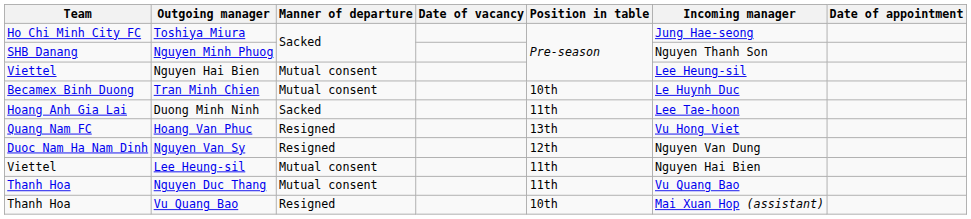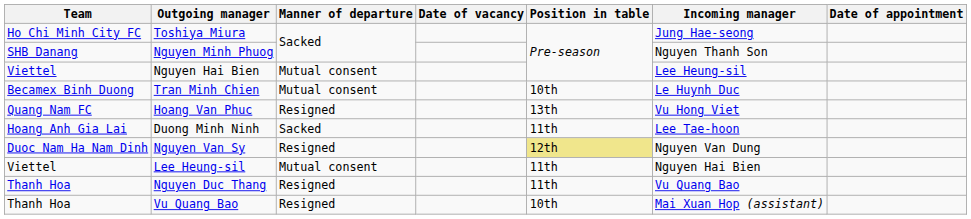rows swapped: (207, 109) <-> (203, 128)
(544, 147) no background -> (544, 147) khaki background
(328, 186) Mutual consent -> (307, 186) Resigned
